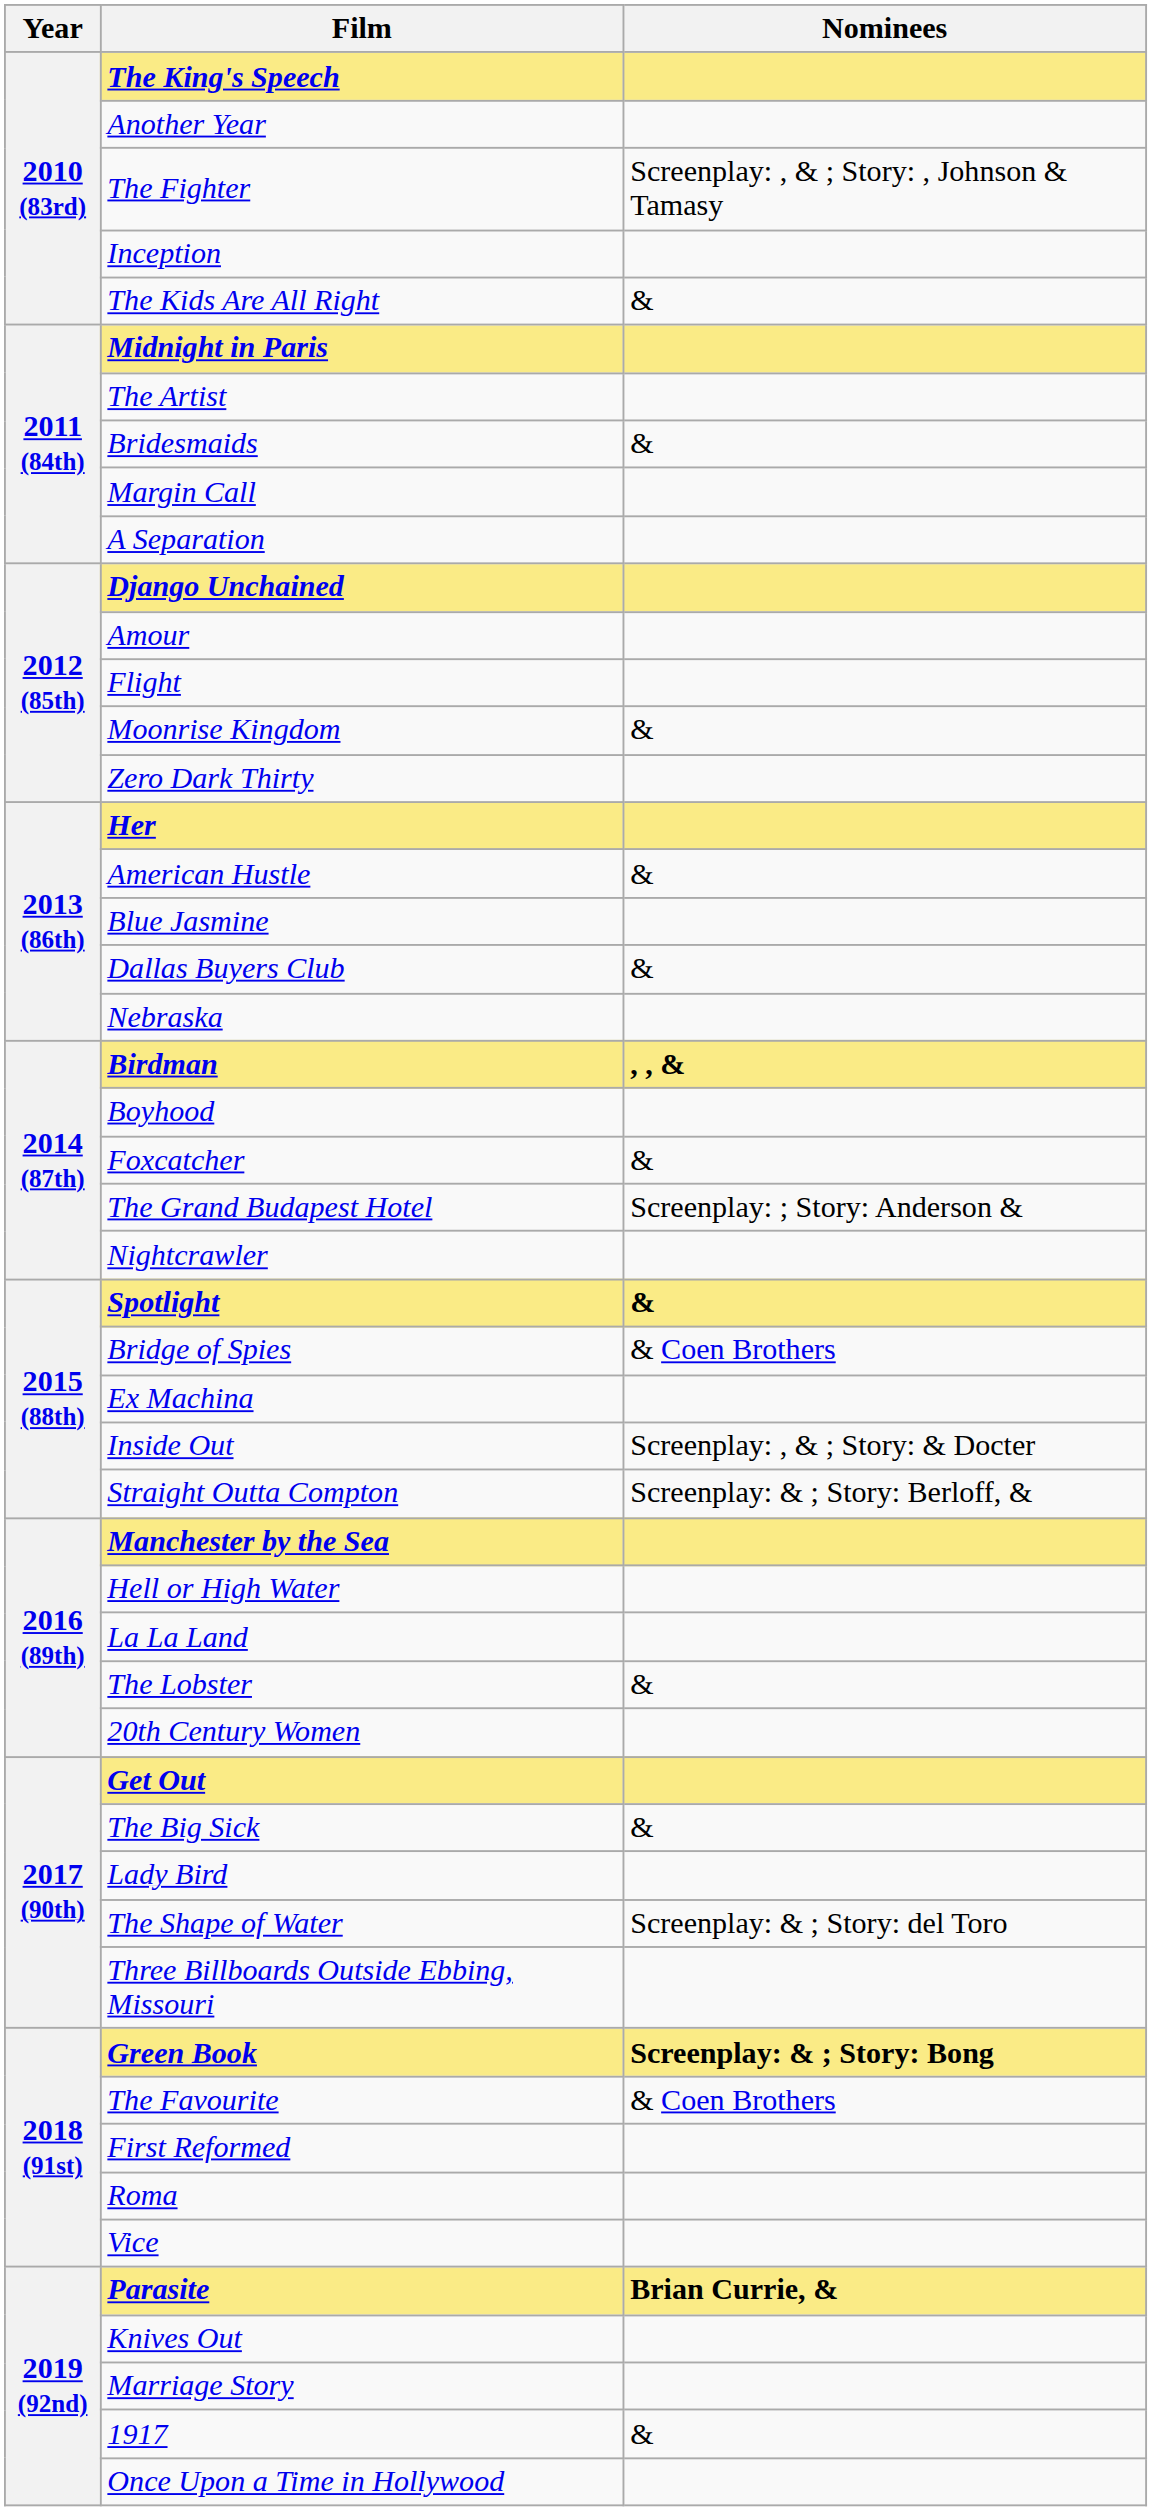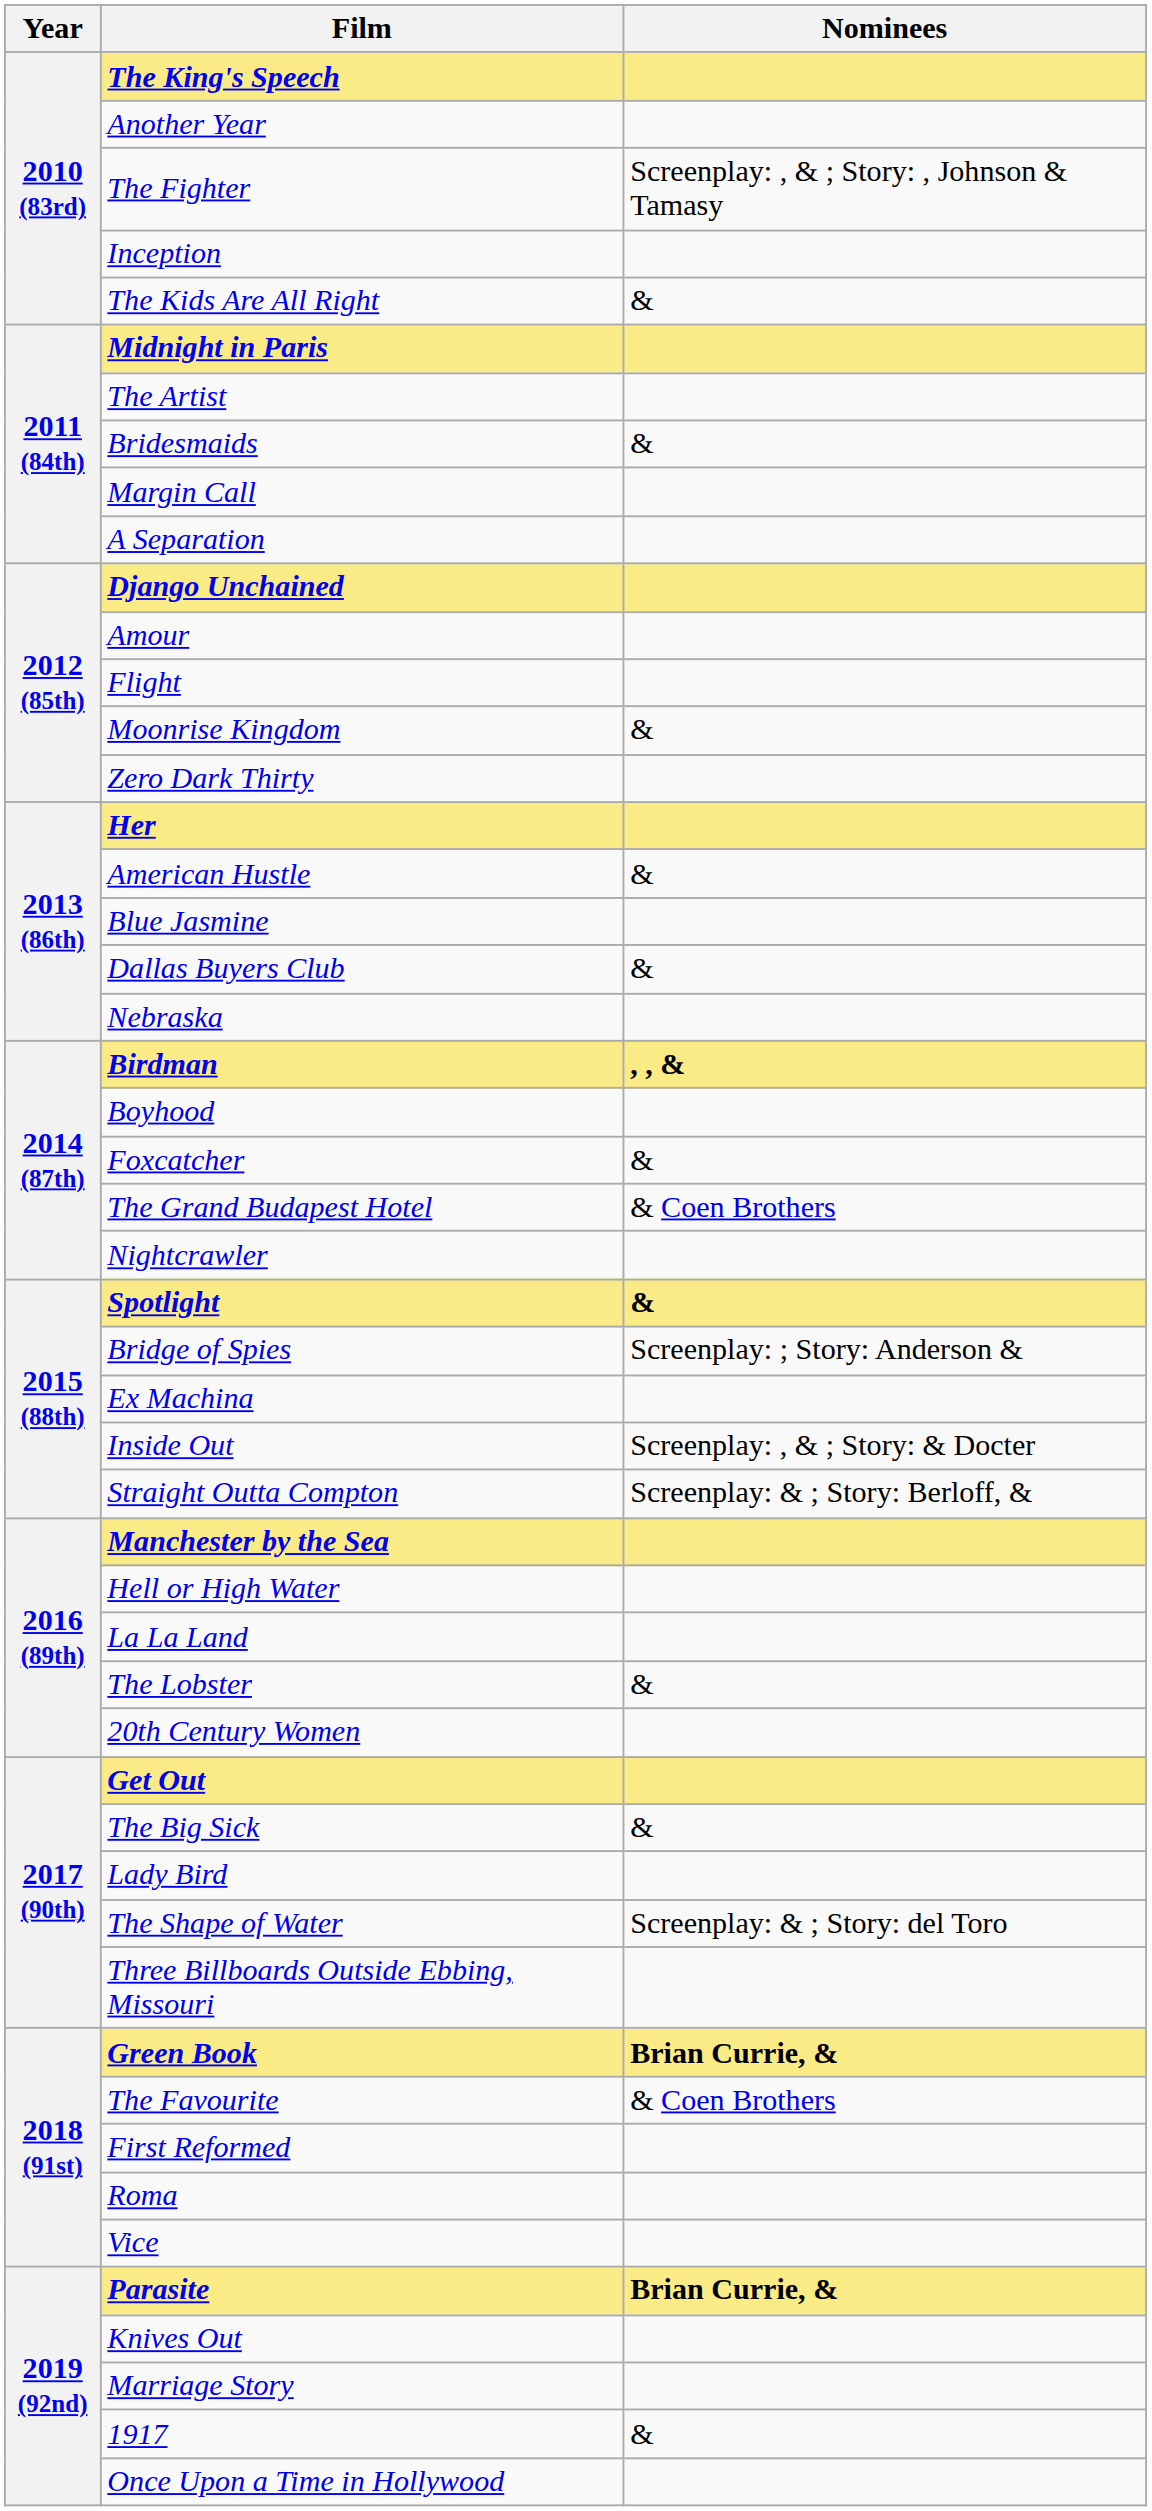(827, 1207) Screenplay: ; Story: Anderson & -> (733, 1207) & Coen Brothers
(733, 1350) & Coen Brothers -> (827, 1350) Screenplay: ; Story: Anderson &
(812, 2051) Screenplay: & ; Story: Bong -> (734, 2051) Brian Currie, &
